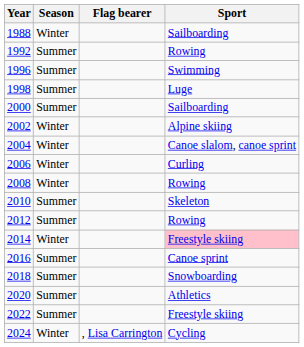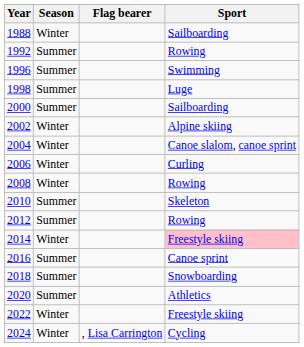(56, 314) Summer -> (52, 314) Winter
